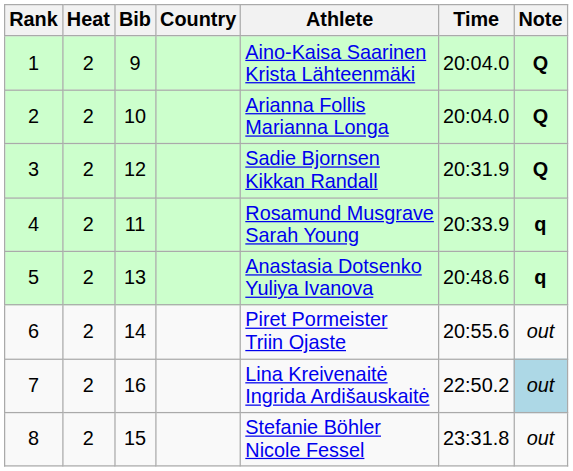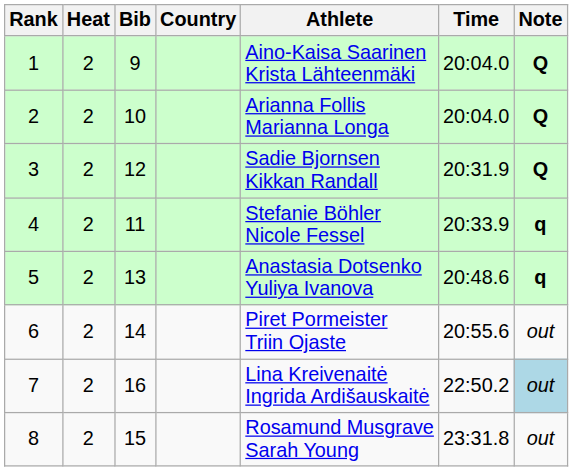(340, 224) Rosamund Musgrave Sarah Young -> (313, 224) Stefanie Böhler Nicole Fessel
(313, 439) Stefanie Böhler Nicole Fessel -> (340, 439) Rosamund Musgrave Sarah Young
